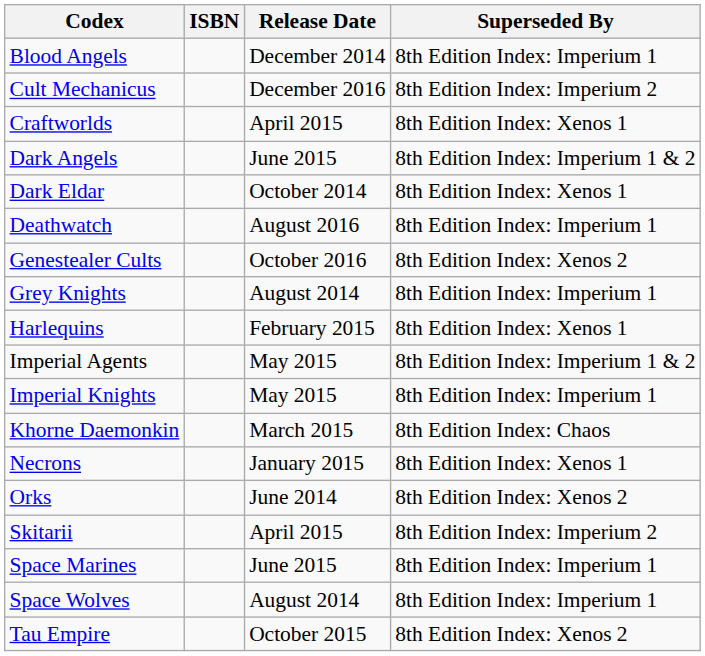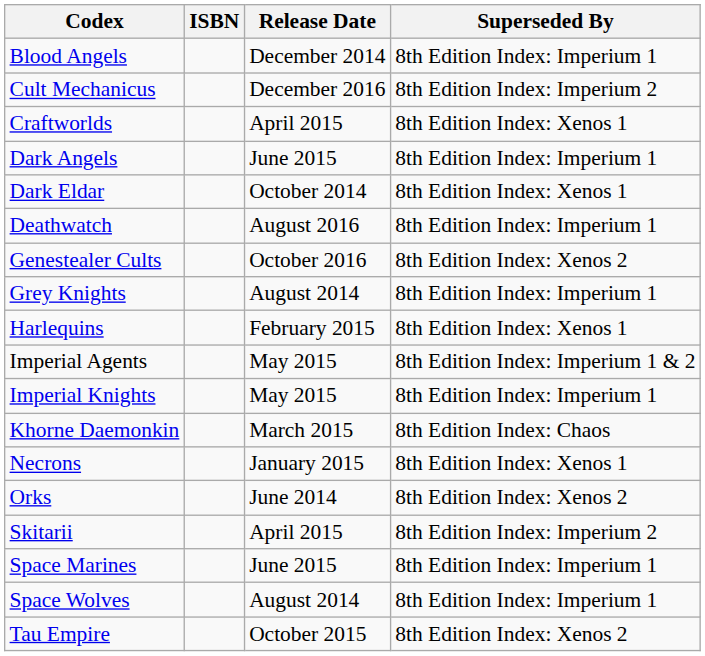(545, 157) 8th Edition Index: Imperium 1 & 2 -> (526, 157) 8th Edition Index: Imperium 1
